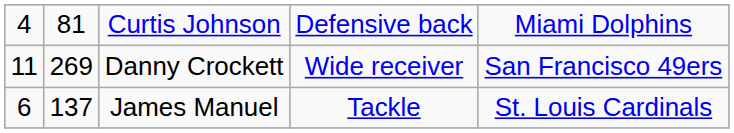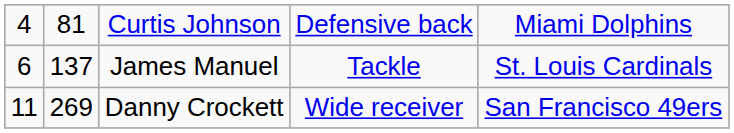rows swapped: (194, 107) <-> (194, 66)
